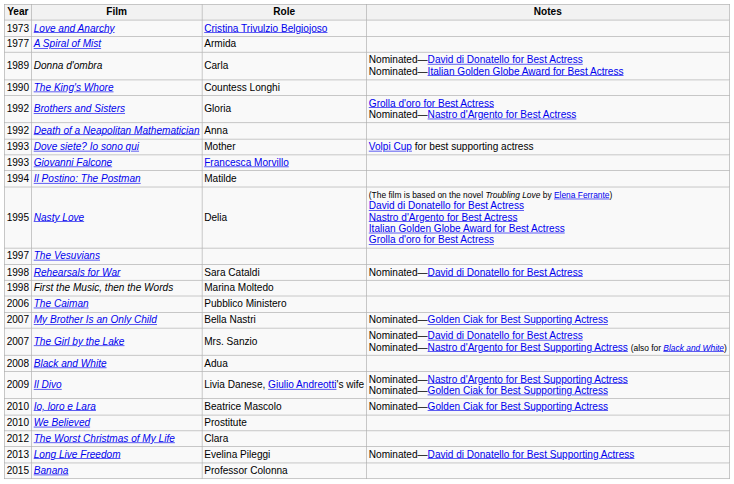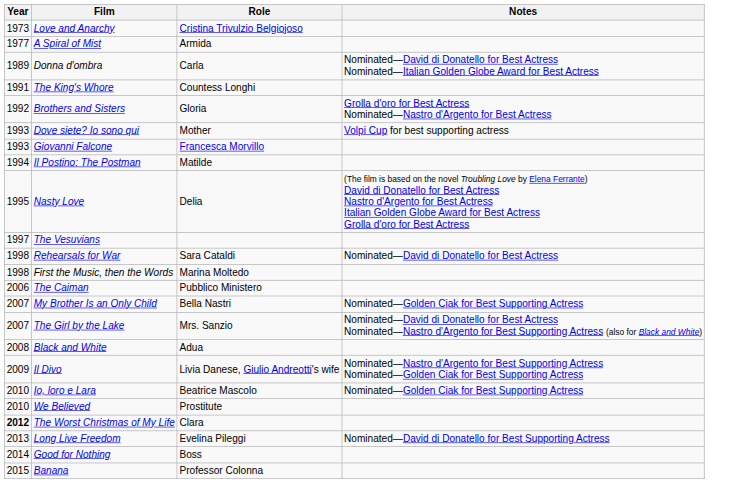(18, 87) 1990 -> (18, 87) 1991
- row: (117, 131)
(18, 438) normal -> (18, 422) bold
+ row: (72, 454)
